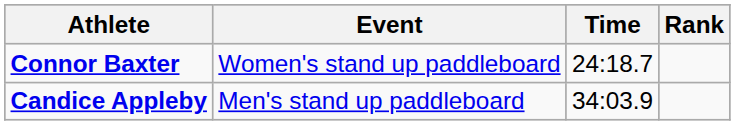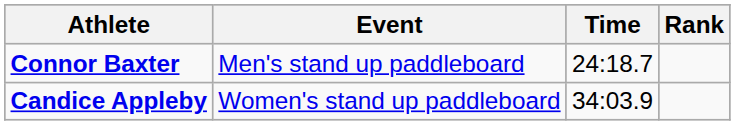(389, 63) Women's stand up paddleboard -> (371, 63) Men's stand up paddleboard
(371, 101) Men's stand up paddleboard -> (389, 101) Women's stand up paddleboard
